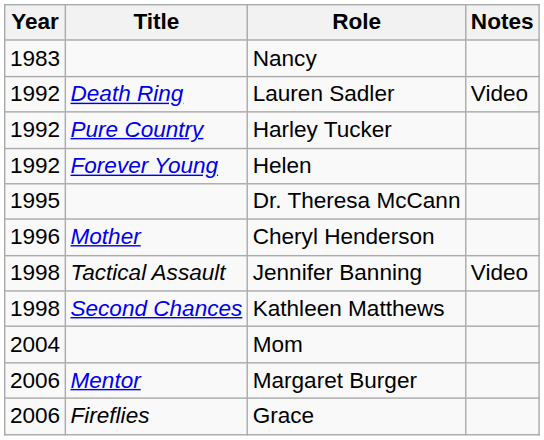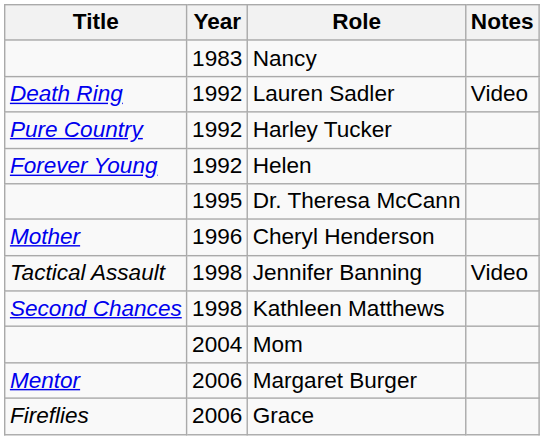columns swapped: (35, 22) <-> (156, 22)
